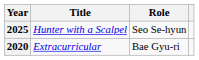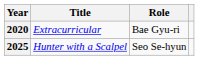rows swapped: (18, 47) <-> (18, 30)
